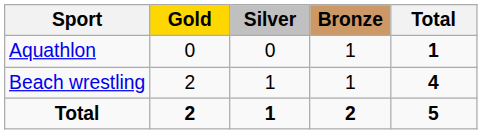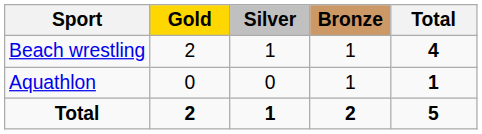rows swapped: (52, 50) <-> (77, 81)
